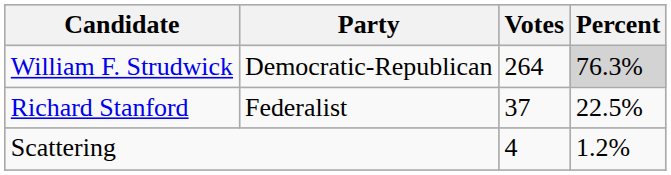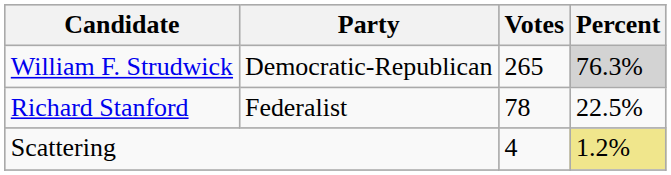(524, 66) 264 -> (524, 66) 265
(517, 107) 37 -> (517, 107) 78
(603, 148) no background -> (603, 148) khaki background
